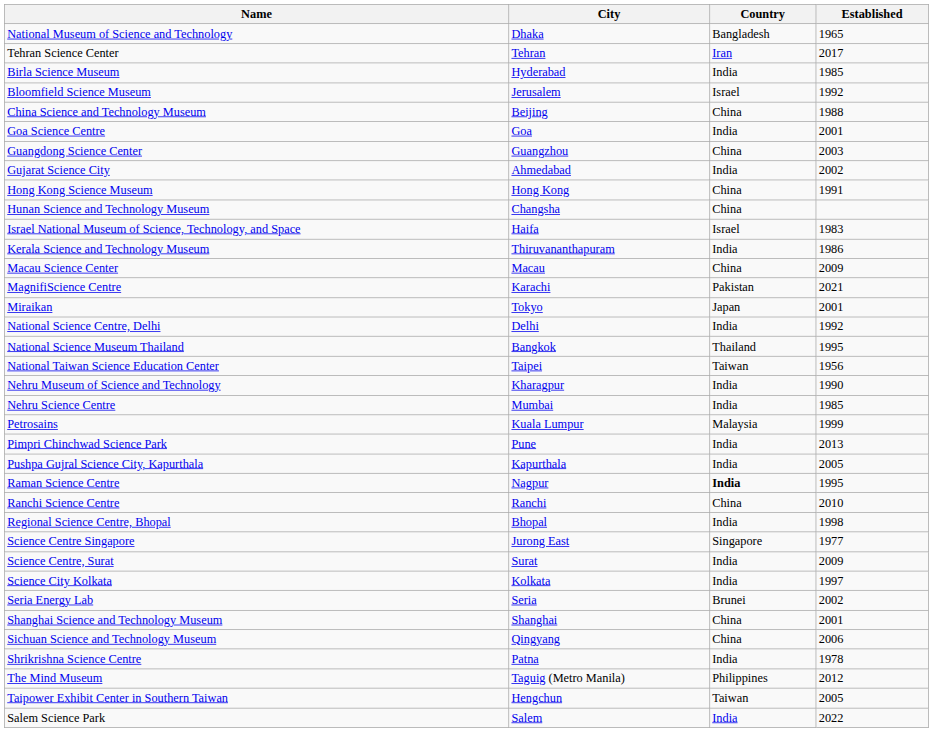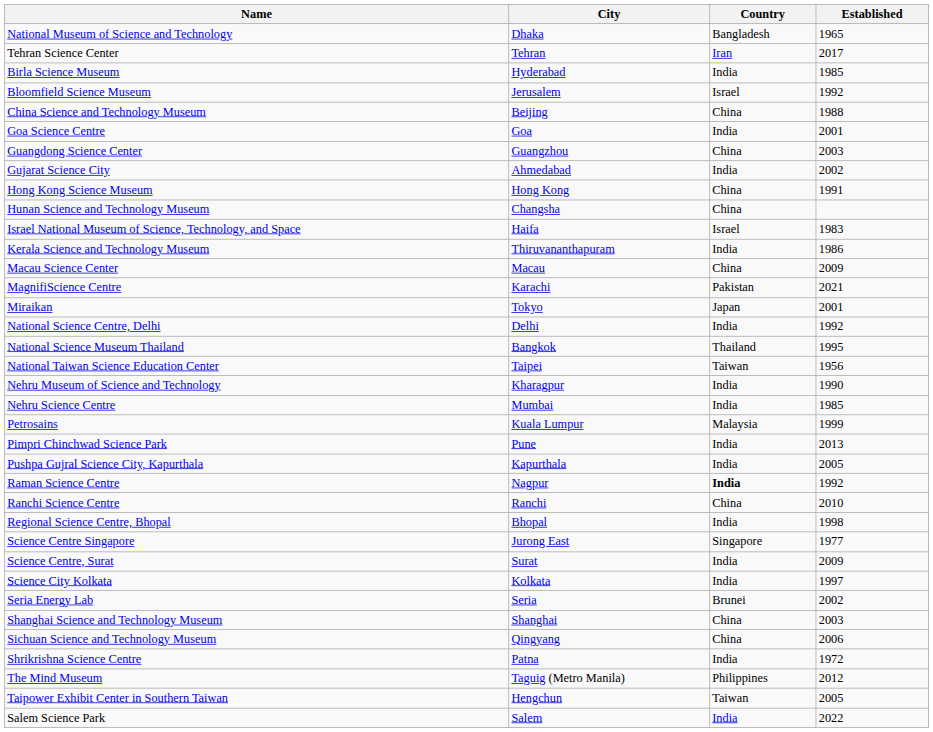(831, 483) 1995 -> (831, 483) 1992
(831, 619) 2001 -> (831, 619) 2003
(831, 659) 1978 -> (831, 659) 1972
